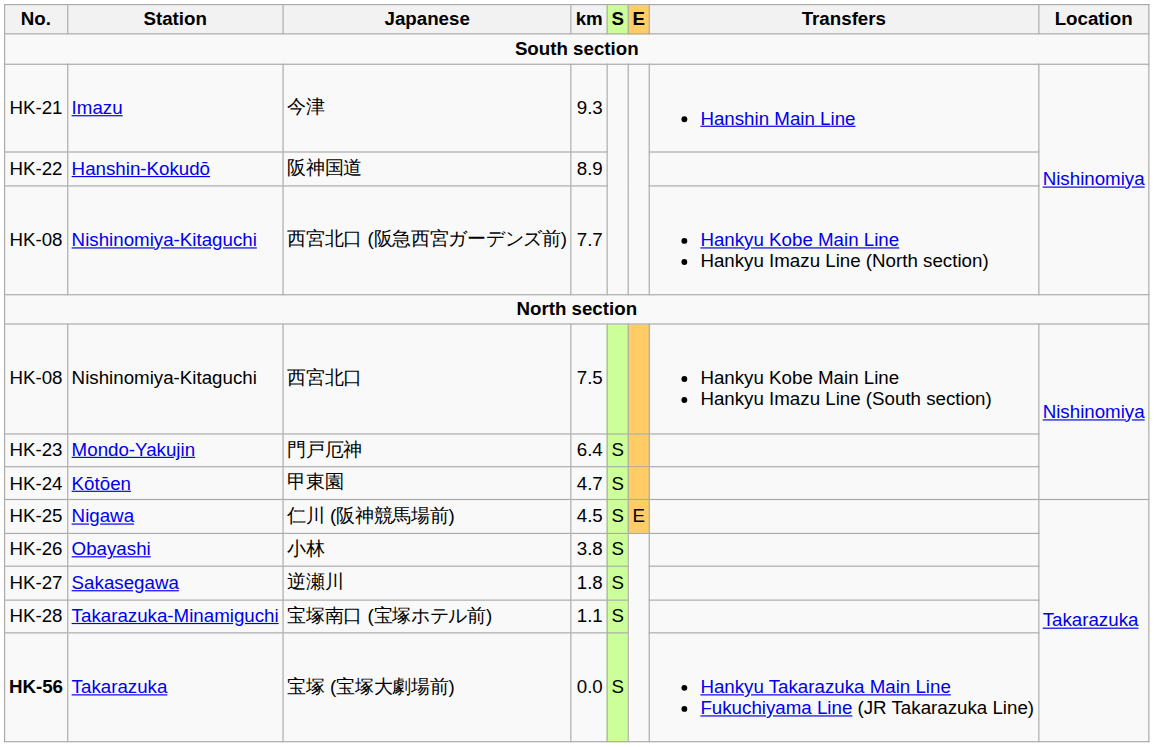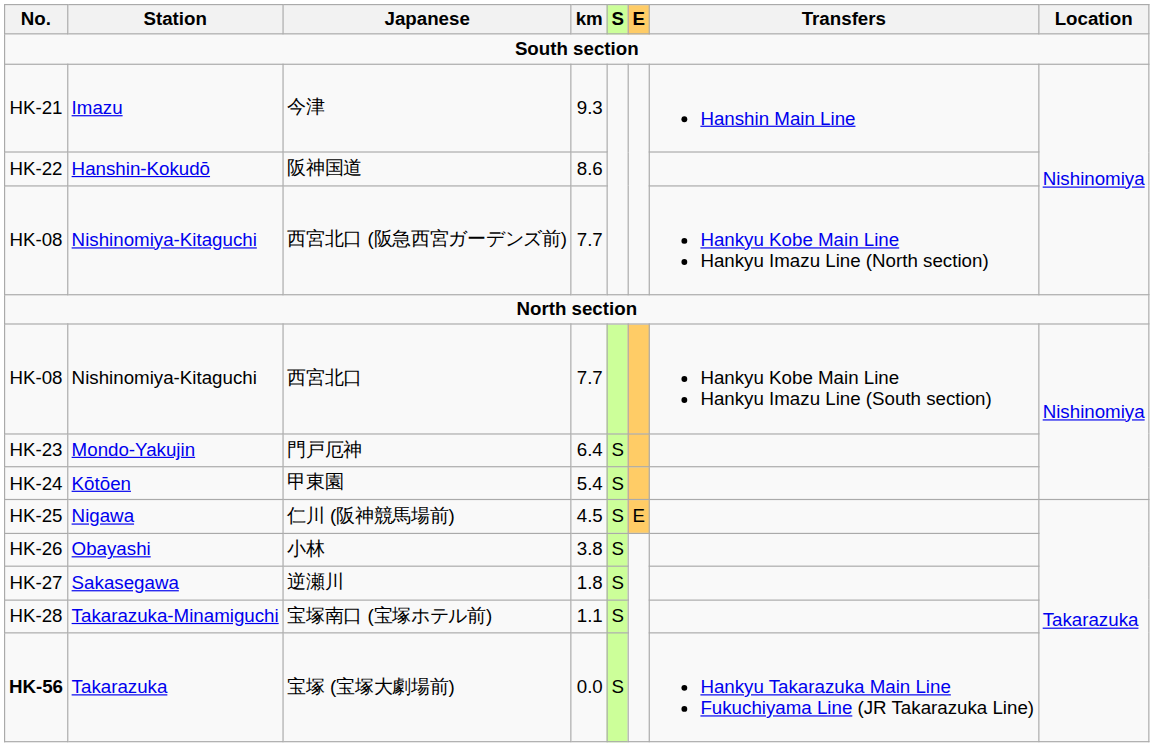(590, 168) 8.9 -> (590, 168) 8.6
(590, 378) 7.5 -> (590, 378) 7.7
(590, 483) 4.7 -> (590, 483) 5.4
